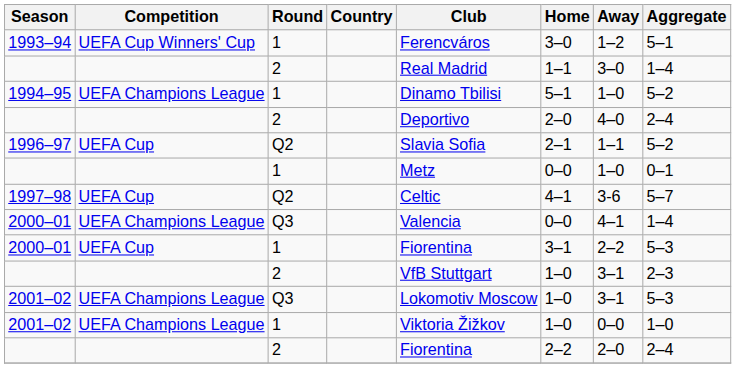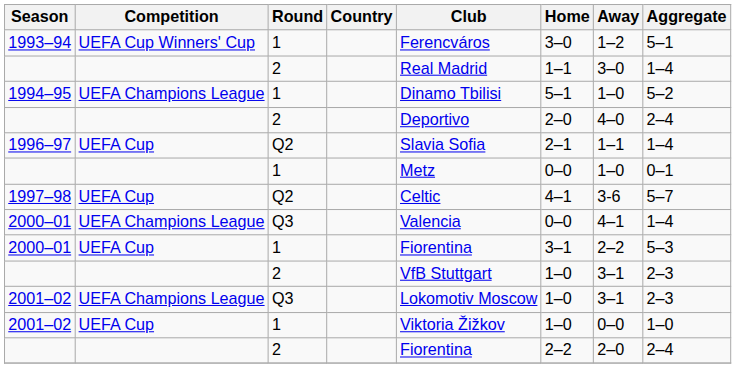(660, 145) 5–2 -> (660, 145) 1–4
(660, 299) 5–3 -> (660, 299) 2–3
(172, 324) UEFA Champions League -> (116, 324) UEFA Cup
